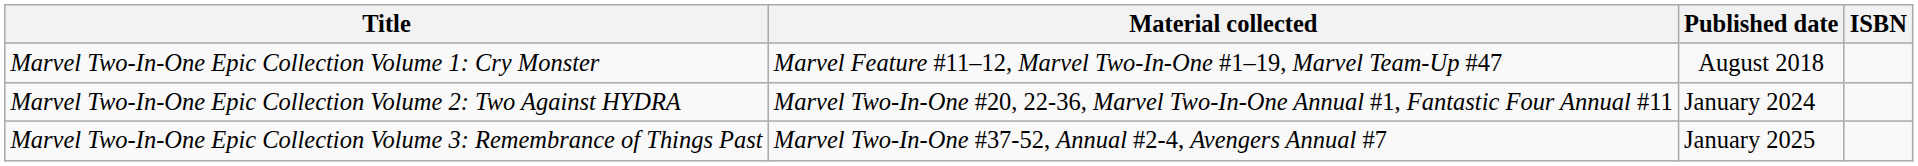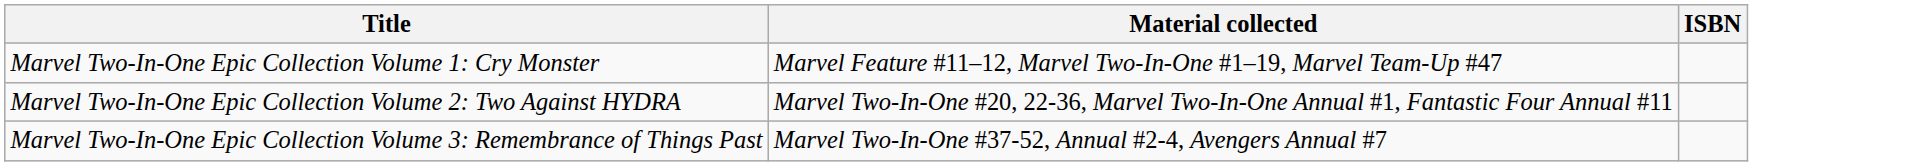- column: (1761, 23)
